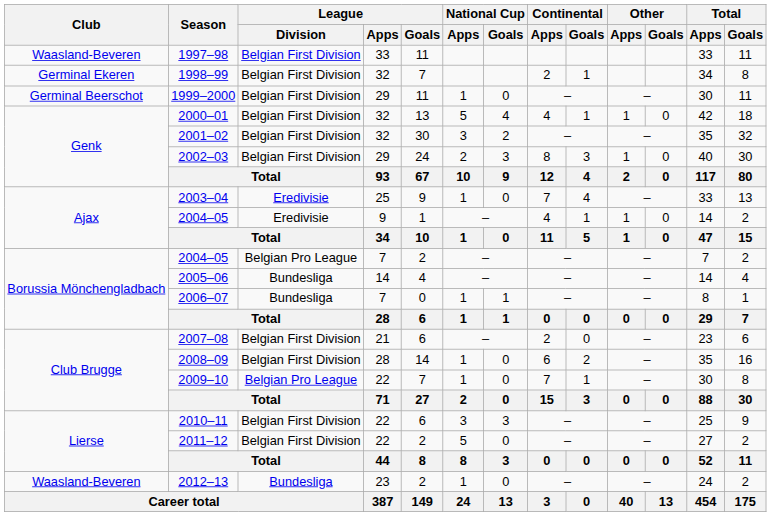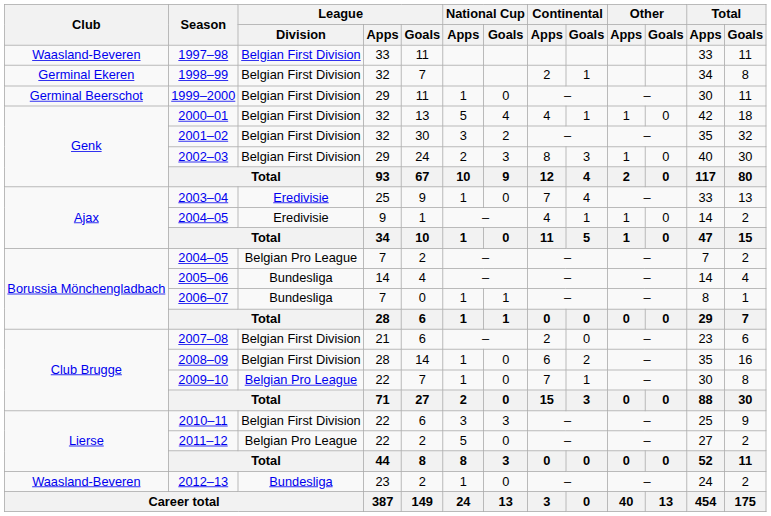(301, 440) Belgian First Division -> (301, 440) Belgian Pro League
